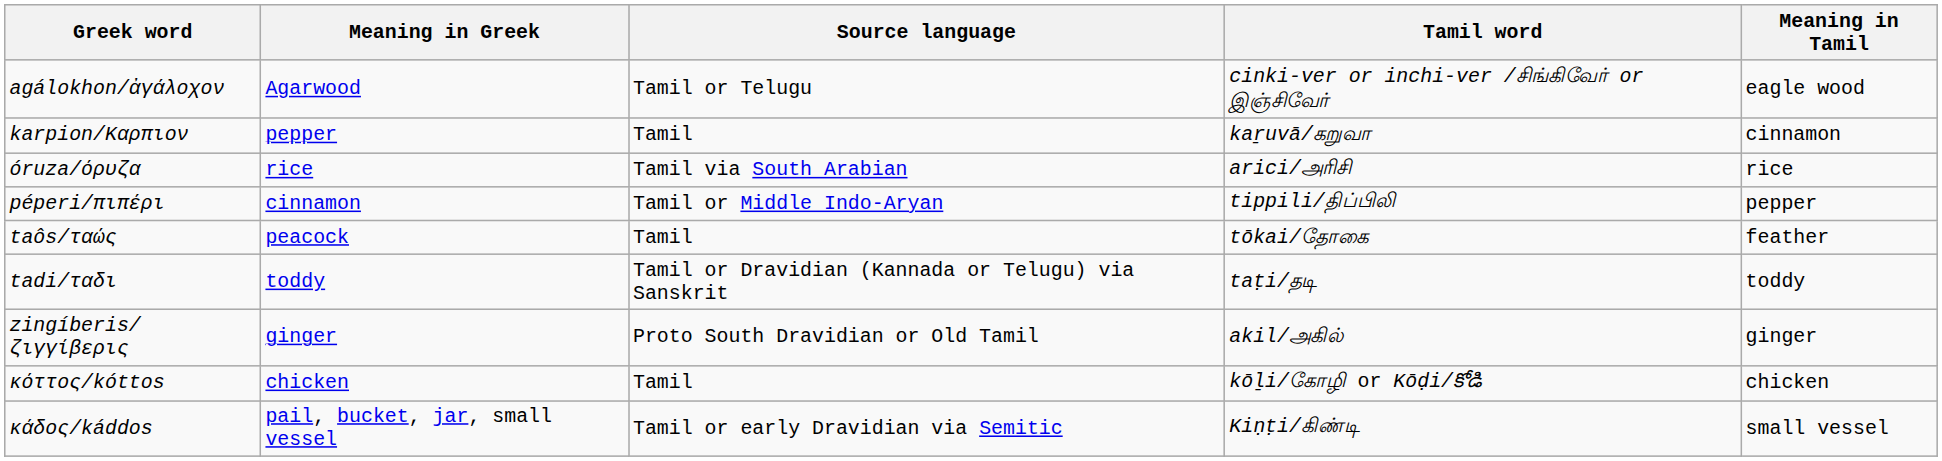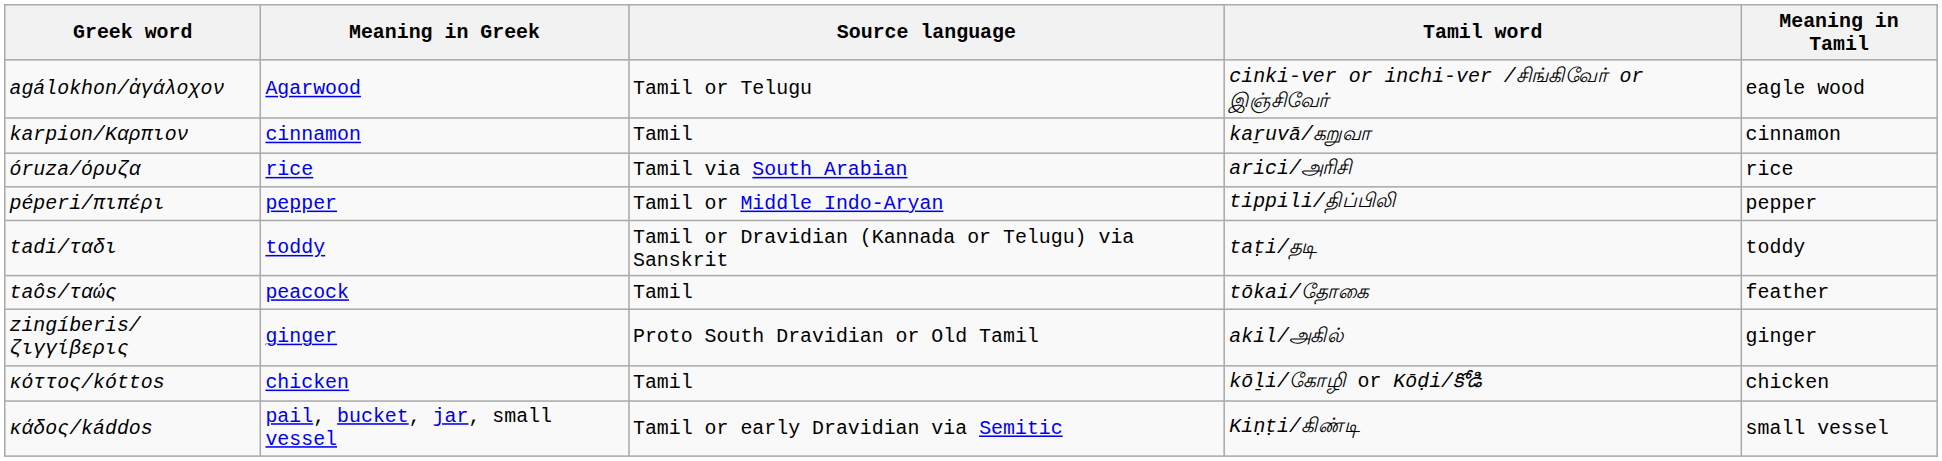(301, 136) pepper -> (313, 136) cinnamon
(313, 203) cinnamon -> (301, 203) pepper
rows swapped: (63, 237) <-> (63, 282)
